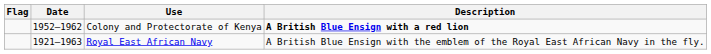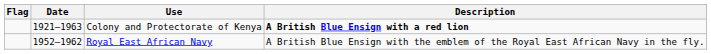(57, 27) 1952–1962 -> (57, 27) 1921–1963
(57, 41) 1921–1963 -> (57, 41) 1952–1962
